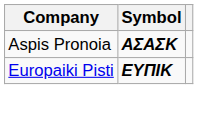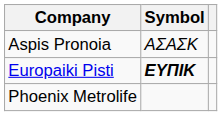(149, 44) bold -> (171, 44) normal
+ row: (73, 96)
